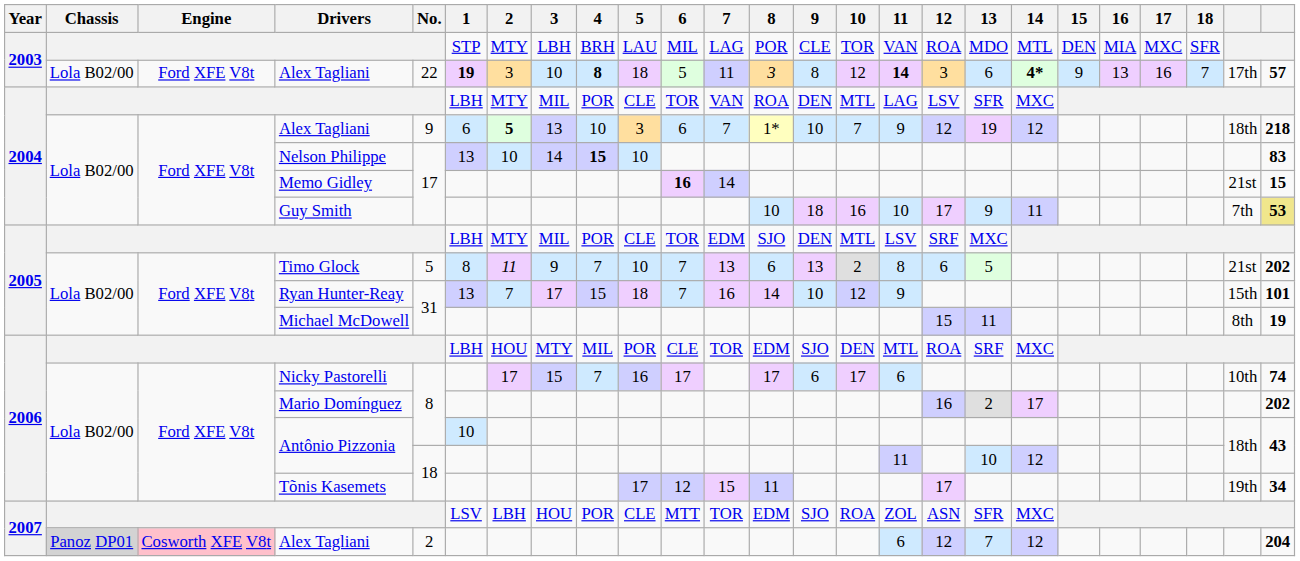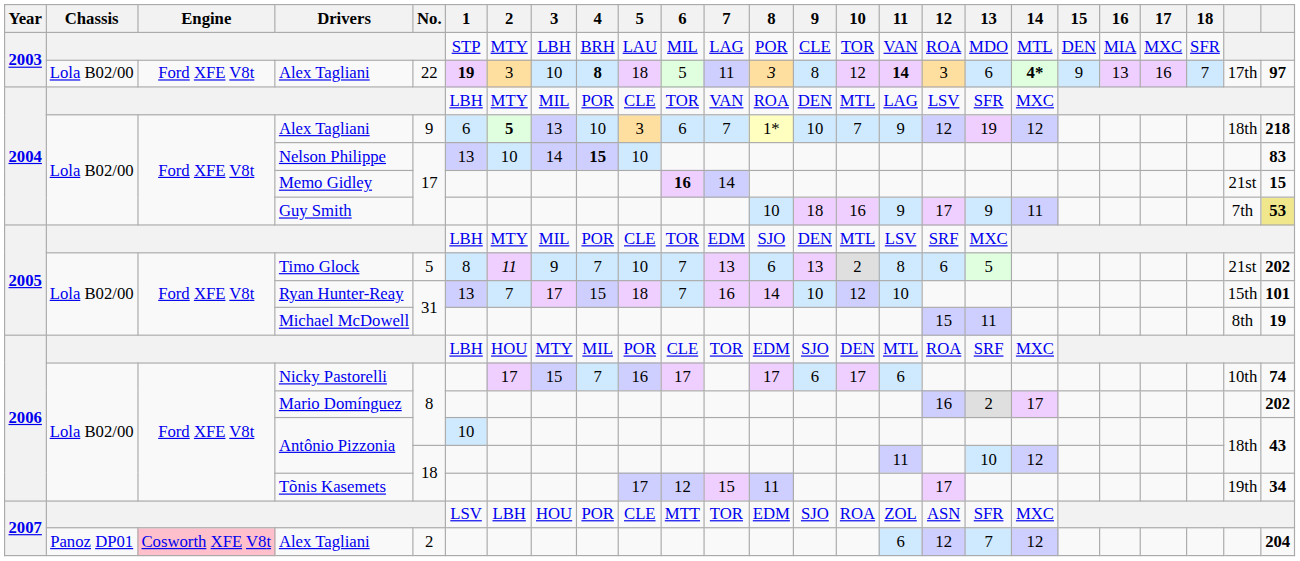(1278, 73) 57 -> (1278, 73) 97
(901, 211) 10 -> (901, 211) 9
(901, 294) 9 -> (901, 294) 10
(92, 542) lightgrey background -> (92, 542) no background
